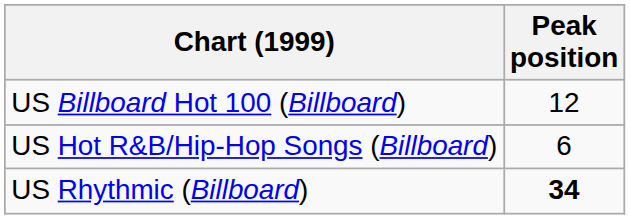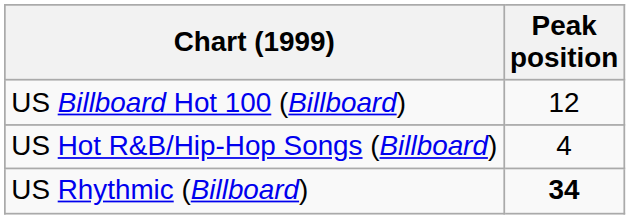(564, 146) 6 -> (564, 146) 4
